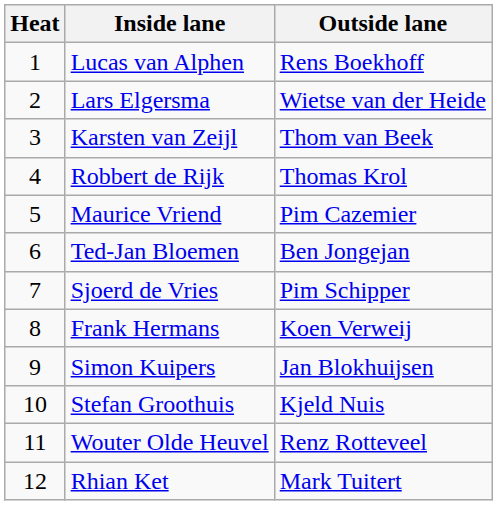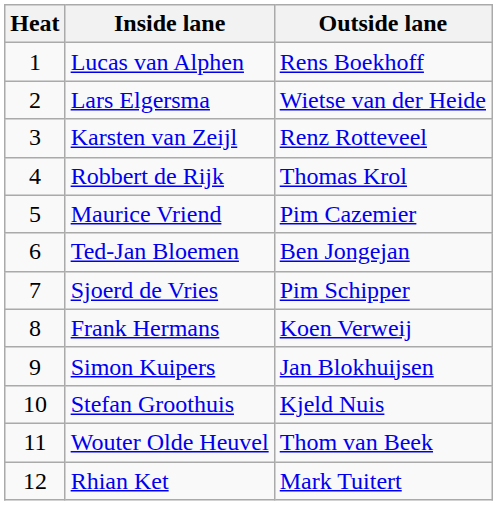(356, 137) Thom van Beek -> (353, 137) Renz Rotteveel
(353, 442) Renz Rotteveel -> (356, 442) Thom van Beek
